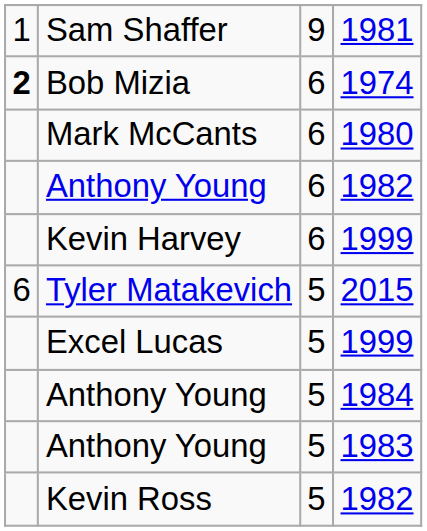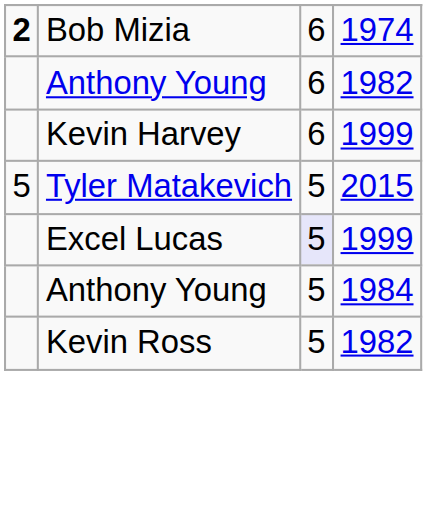- row: (137, 30)
- row: (152, 134)
(22, 290) 6 -> (22, 186) 5
(316, 342) no background -> (316, 238) lavender background
- row: (156, 446)
